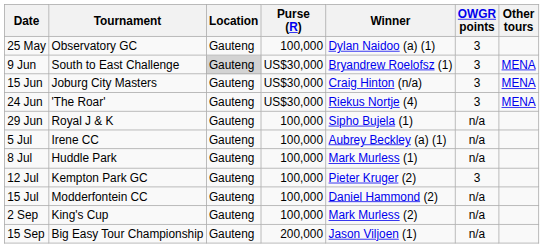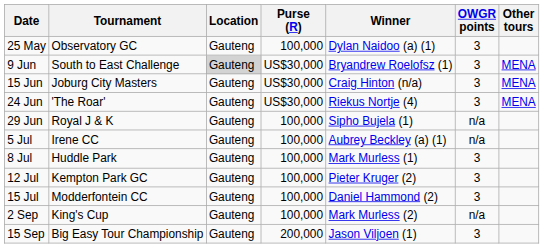(477, 159) n/a -> (477, 159) 3
(477, 196) n/a -> (477, 196) 3
(477, 234) n/a -> (477, 234) 3
